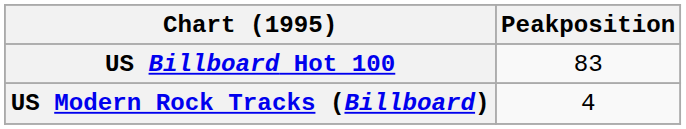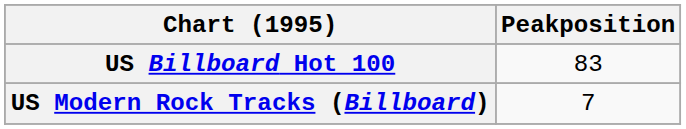(588, 103) 4 -> (588, 103) 7
